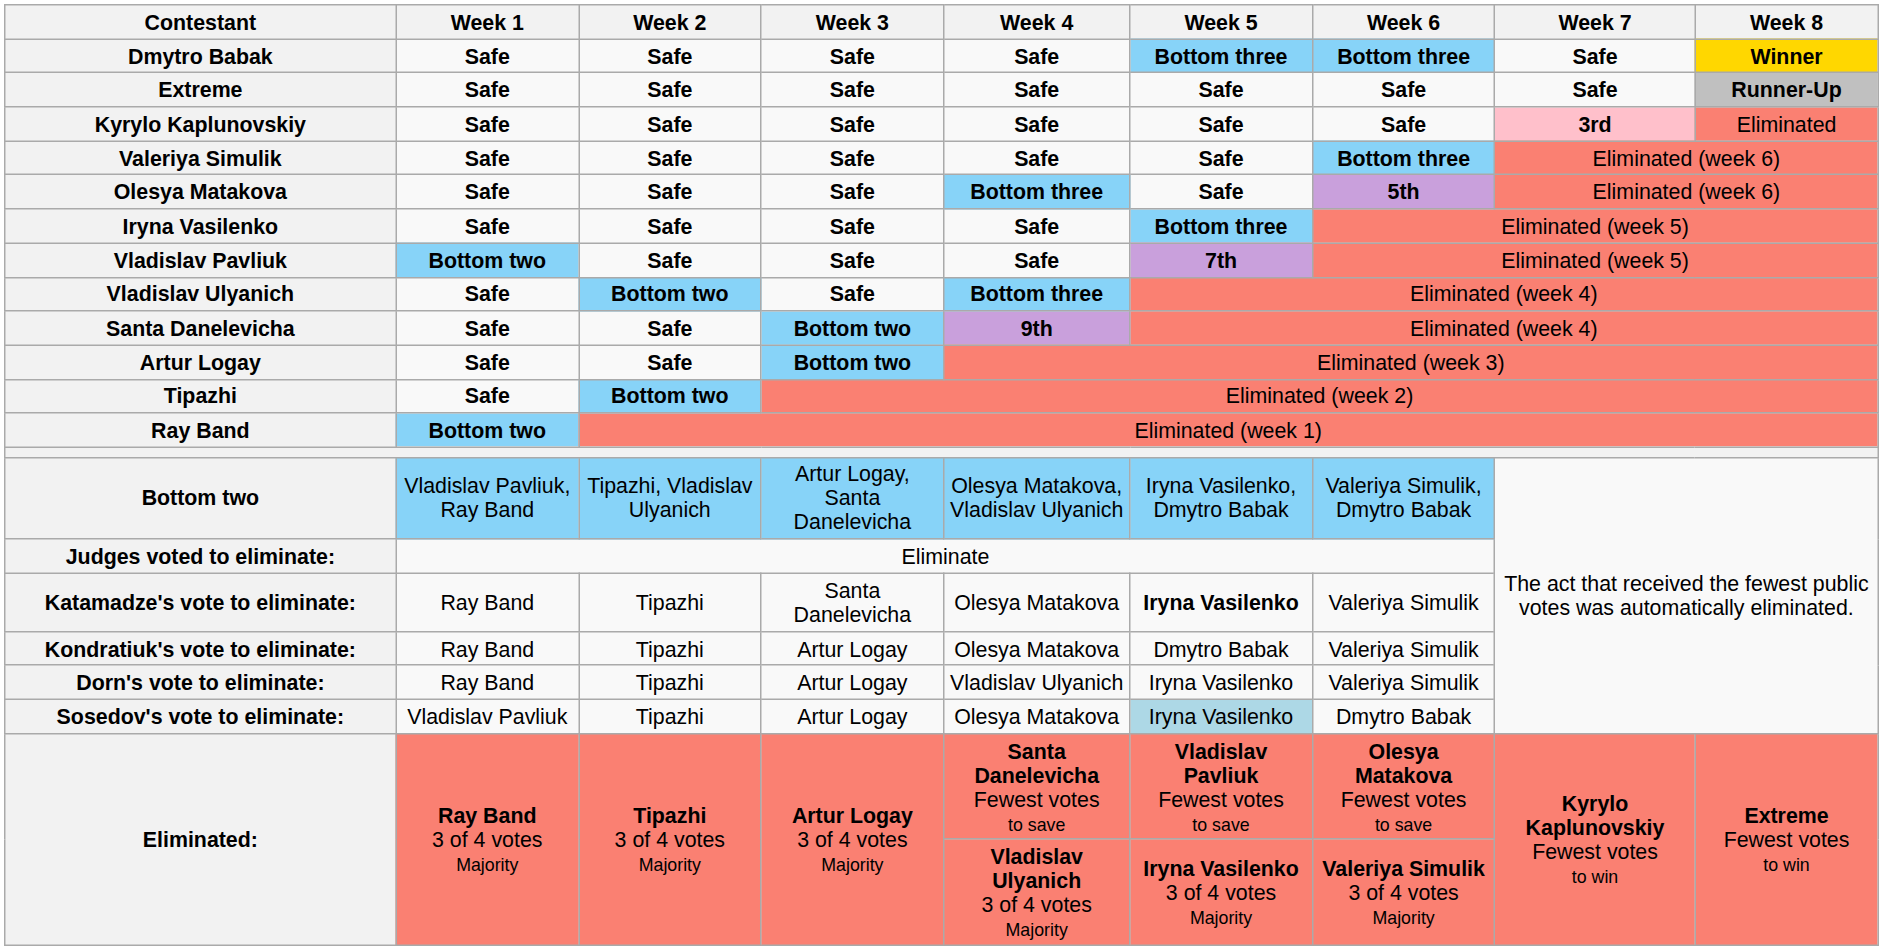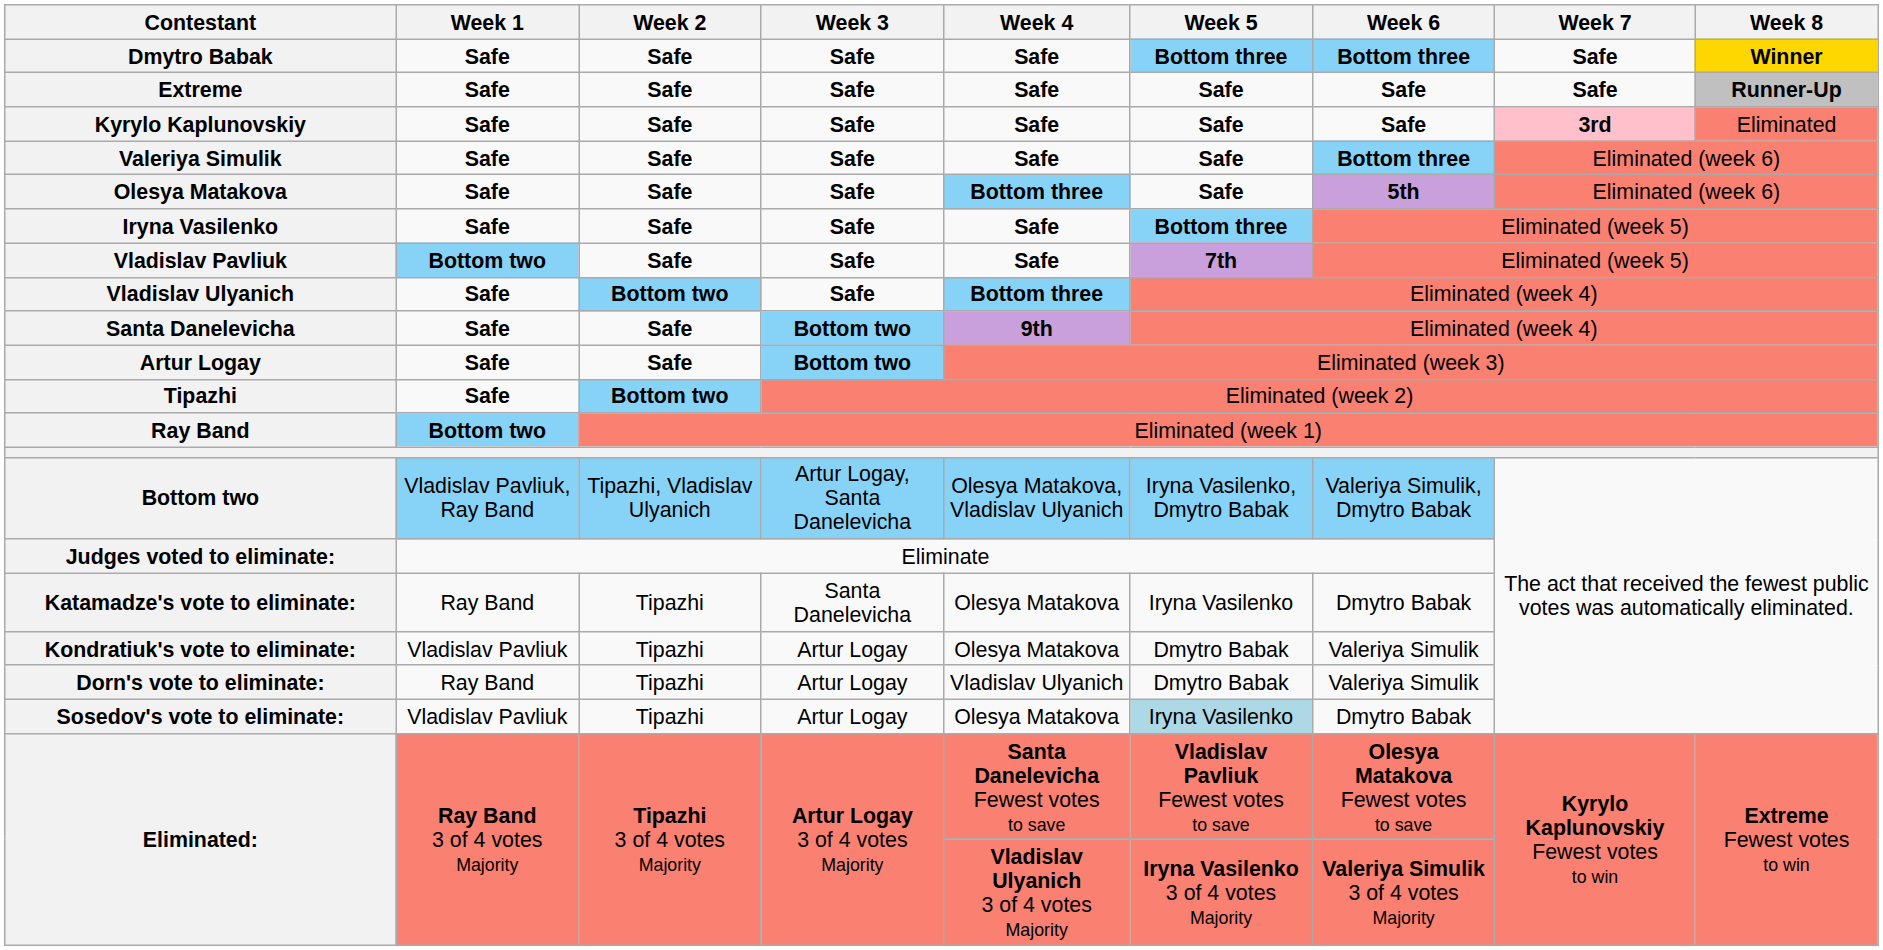(1221, 602) bold -> (1221, 602) normal
(1404, 602) Valeriya Simulik -> (1404, 602) Dmytro Babak
(487, 649) Ray Band -> (487, 649) Vladislav Pavliuk
(1221, 683) Iryna Vasilenko -> (1221, 683) Dmytro Babak
